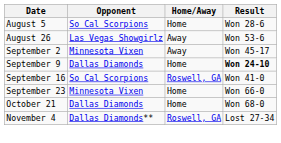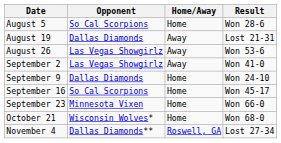+ row: (28, 38)
(106, 51) Minnesota Vixen -> (116, 64) Las Vegas Showgirlz
(247, 51) Won 45-17 -> (245, 64) Won 41-0
(247, 64) bold -> (247, 78) normal
(194, 78) Roswell, GA -> (177, 91) Home
(245, 78) Won 41-0 -> (247, 91) Won 45-17
(106, 104) Dallas Diamonds -> (111, 118) Wisconsin Wolves*
